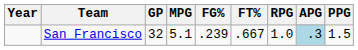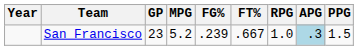(156, 35) 32 -> (156, 35) 23
(181, 35) 5.1 -> (181, 35) 5.2
